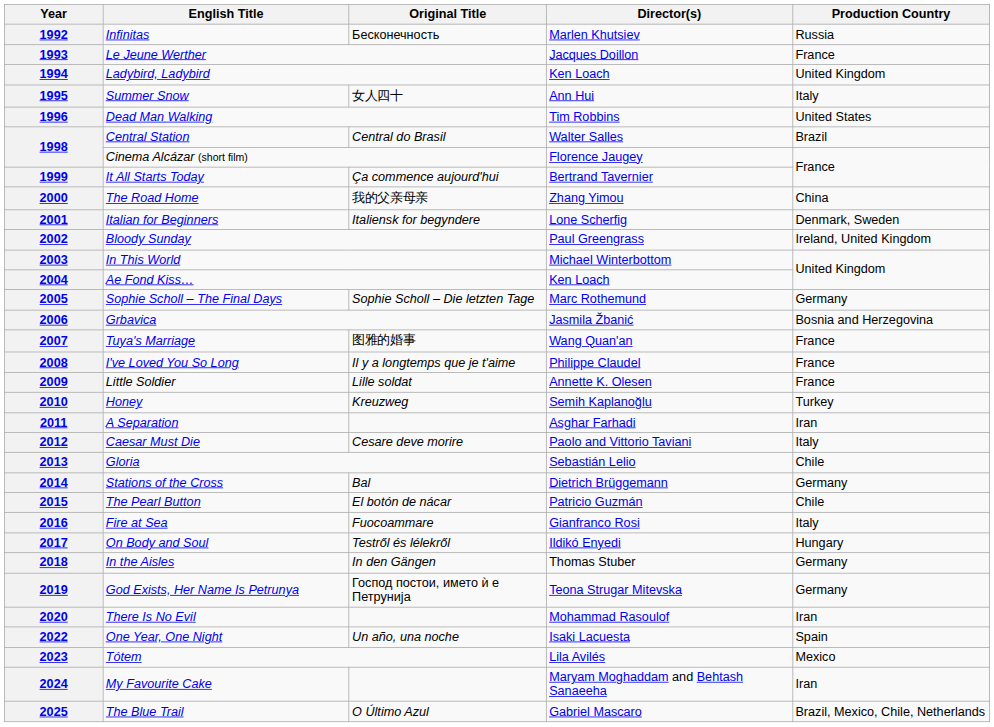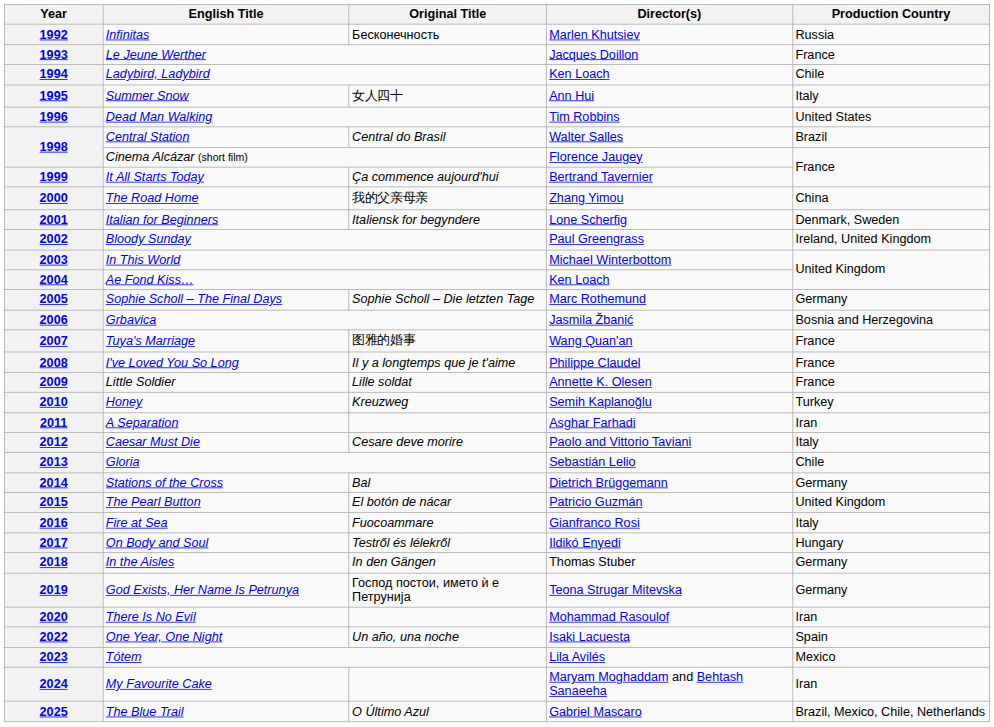(840, 74) United Kingdom -> (810, 74) Chile
(810, 502) Chile -> (840, 502) United Kingdom
